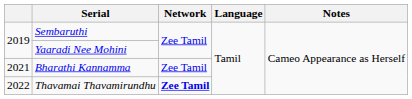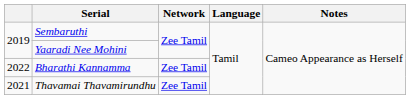(18, 67) 2021 -> (18, 67) 2022
(18, 85) 2022 -> (18, 85) 2021
(185, 85) bold -> (184, 85) normal
